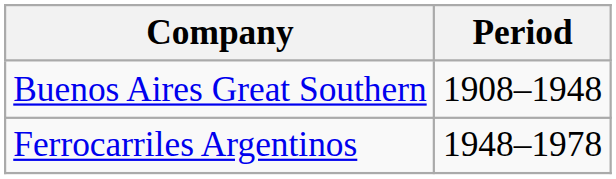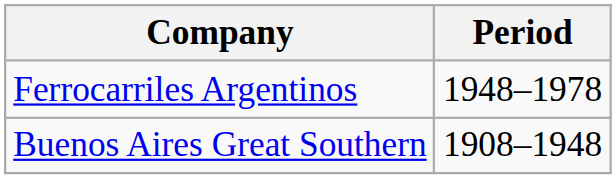rows swapped: (220, 88) <-> (185, 144)
